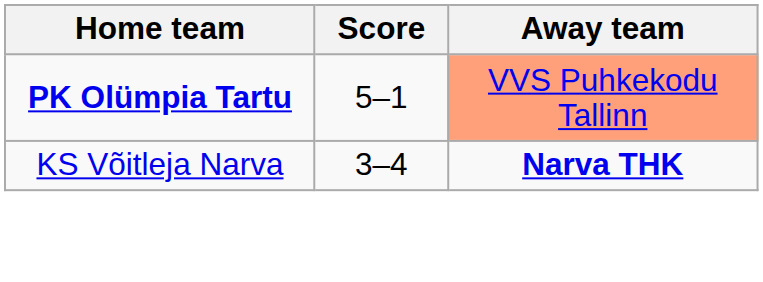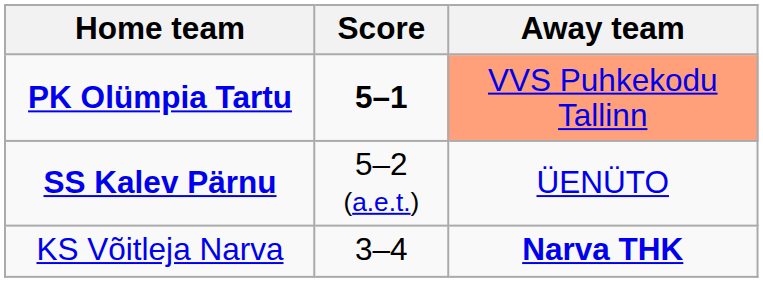(381, 97) normal -> (381, 97) bold
+ row: (160, 182)
